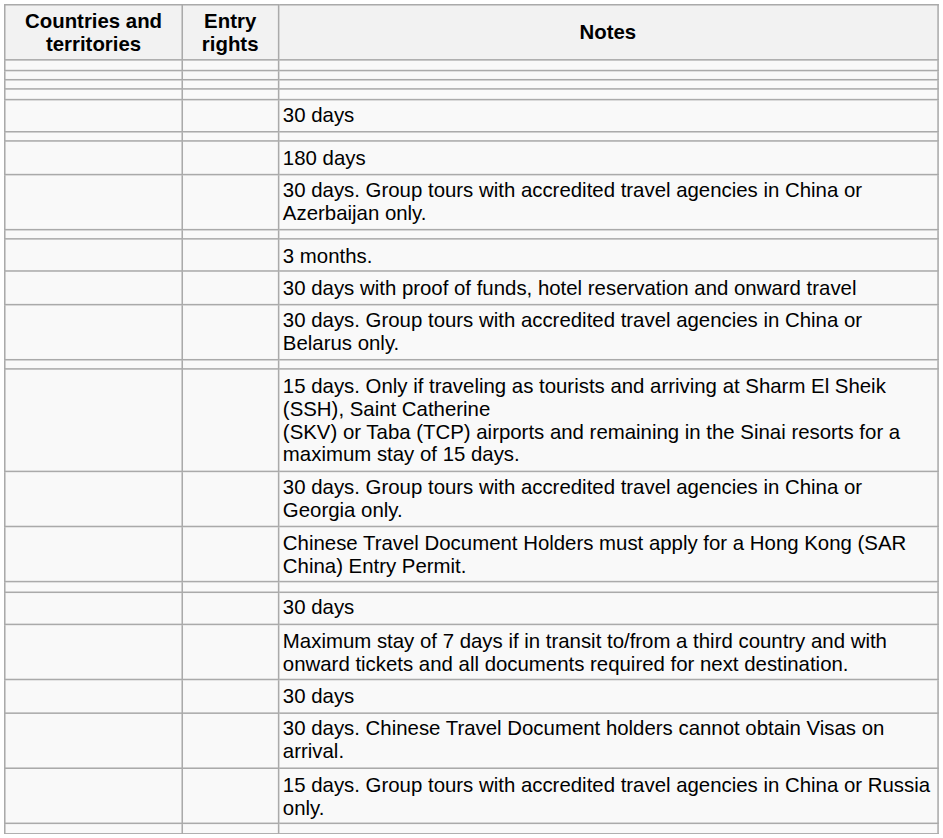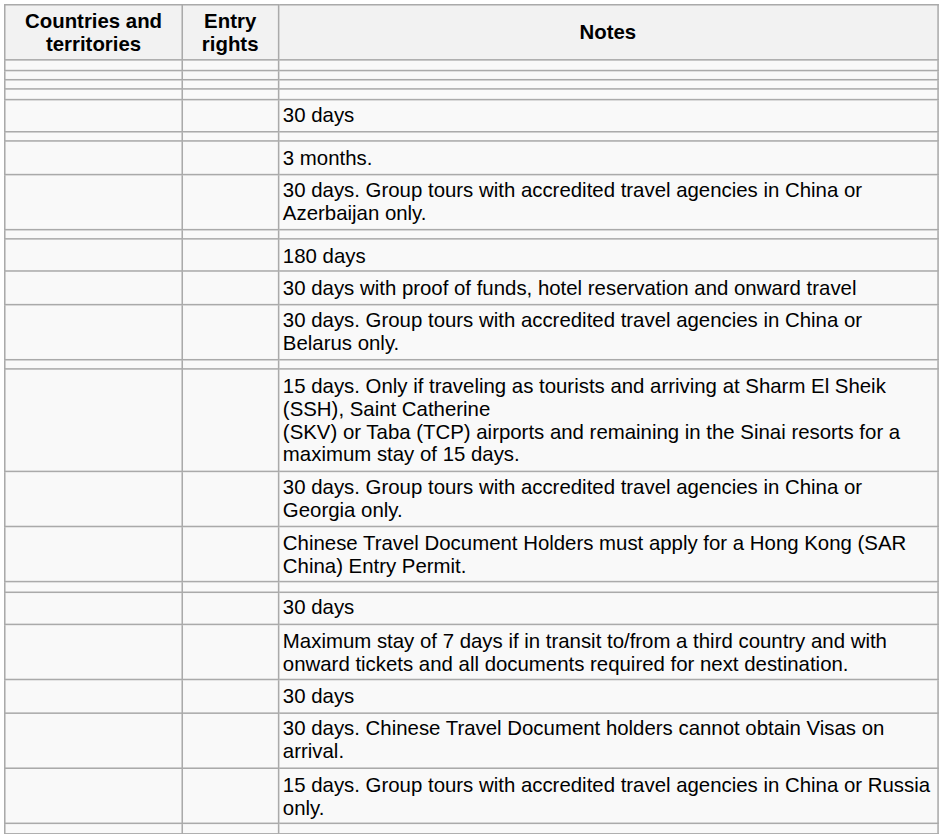rows swapped: (94, 158) <-> (94, 256)
